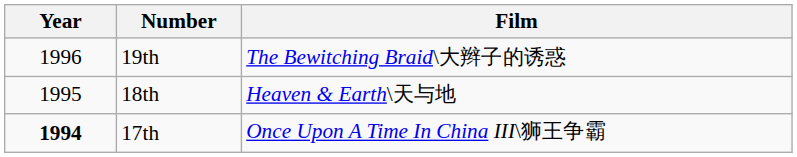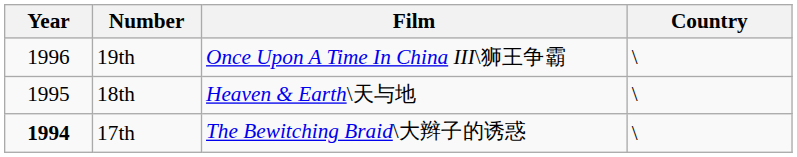+ column: (709, 21)
(406, 56) The Bewitching Braid\大辫子的诱惑 -> (386, 56) Once Upon A Time In China III\狮王争霸
(426, 131) Once Upon A Time In China III\狮王争霸 -> (366, 131) The Bewitching Braid\大辫子的诱惑
